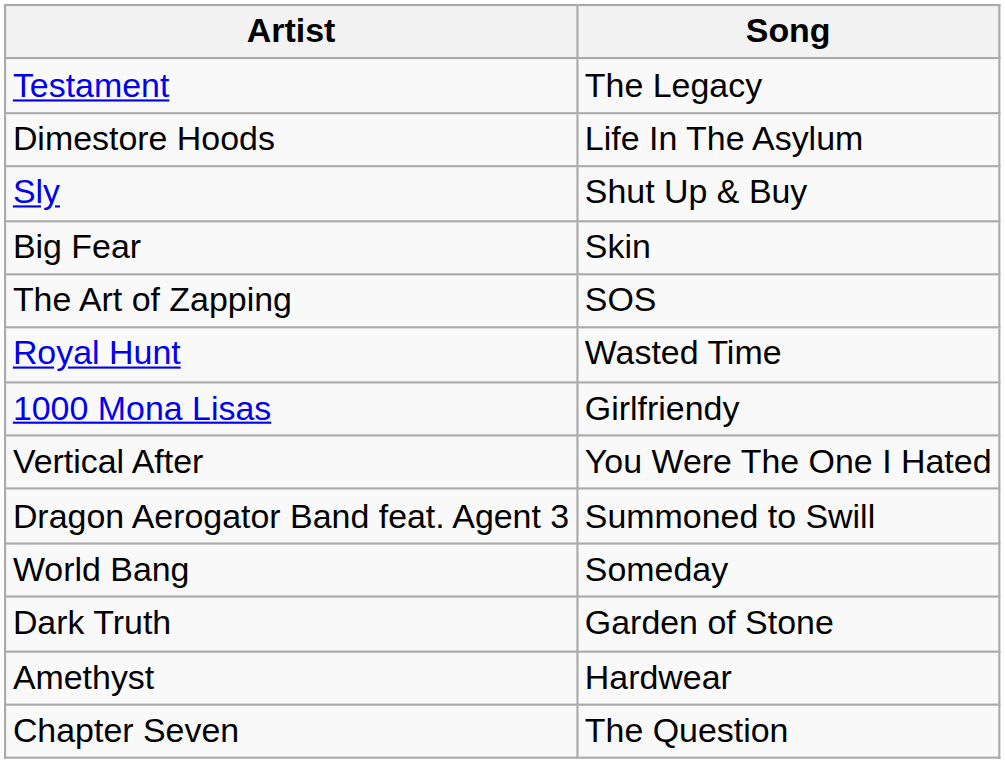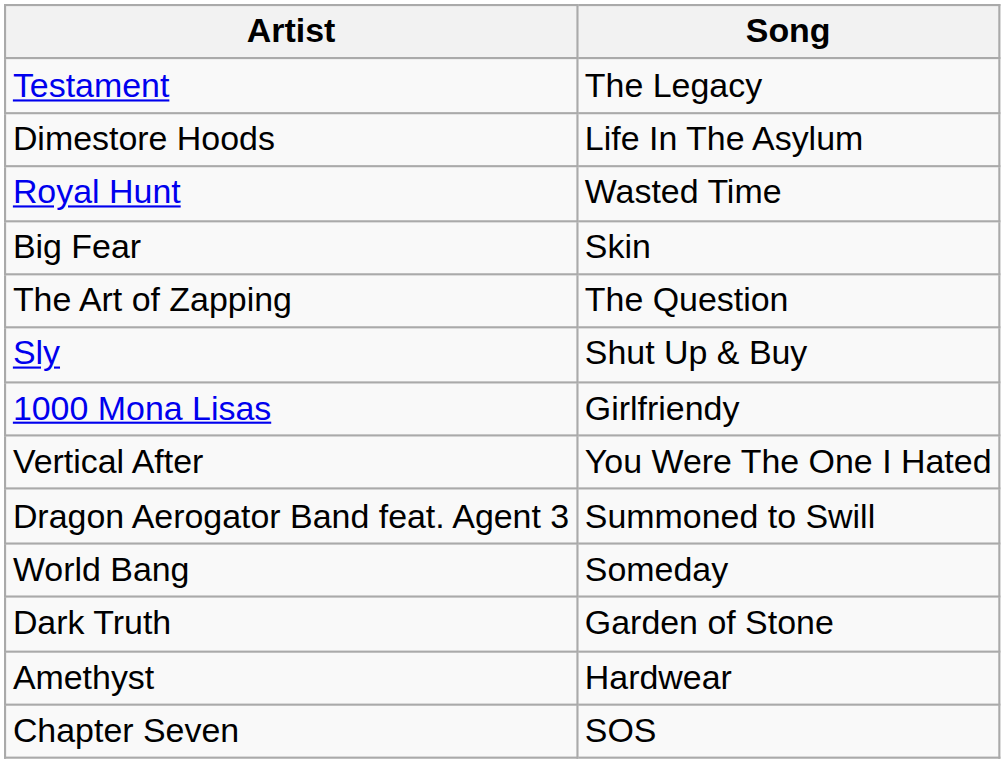rows swapped: (36, 192) <-> (97, 354)
(621, 300) SOS -> (687, 300) The Question
(687, 730) The Question -> (621, 730) SOS
